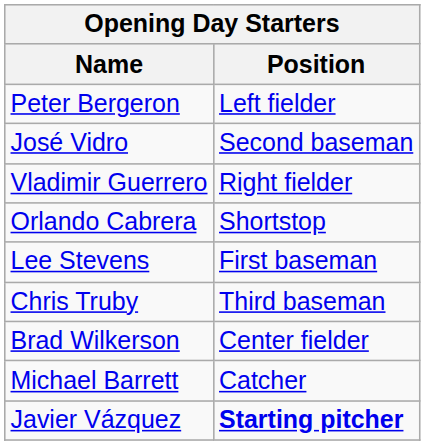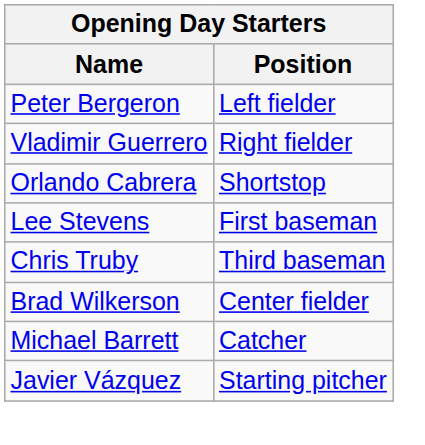- row: (69, 143)
(311, 420) bold -> (303, 380) normal
